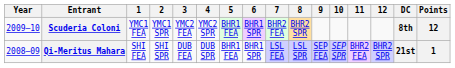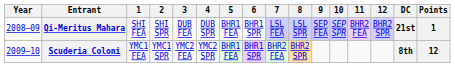rows swapped: (84, 52) <-> (84, 29)
